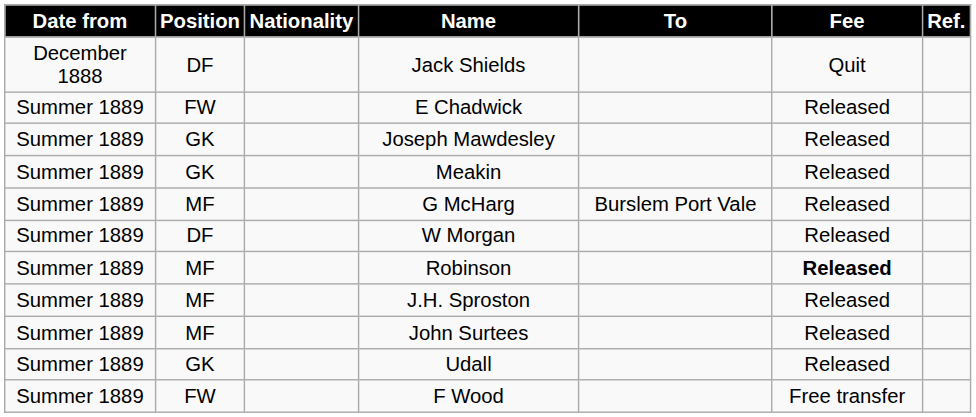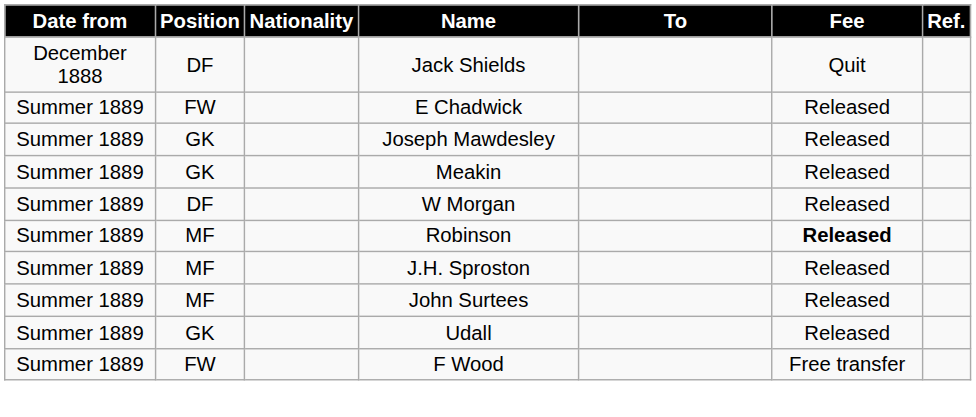- row: (469, 204)
